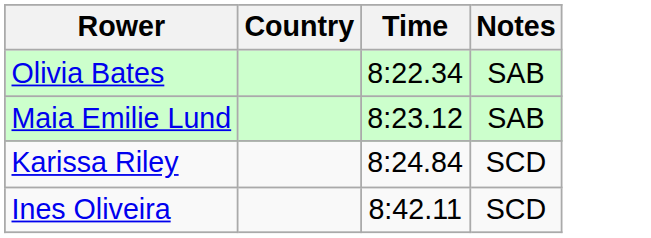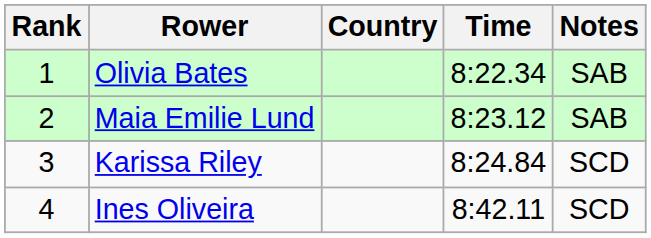+ column: (47, 27)
